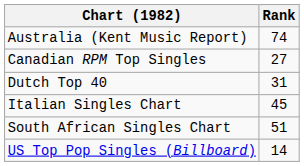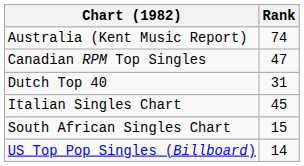(279, 61) 27 -> (279, 61) 47
(279, 128) 51 -> (279, 128) 15
